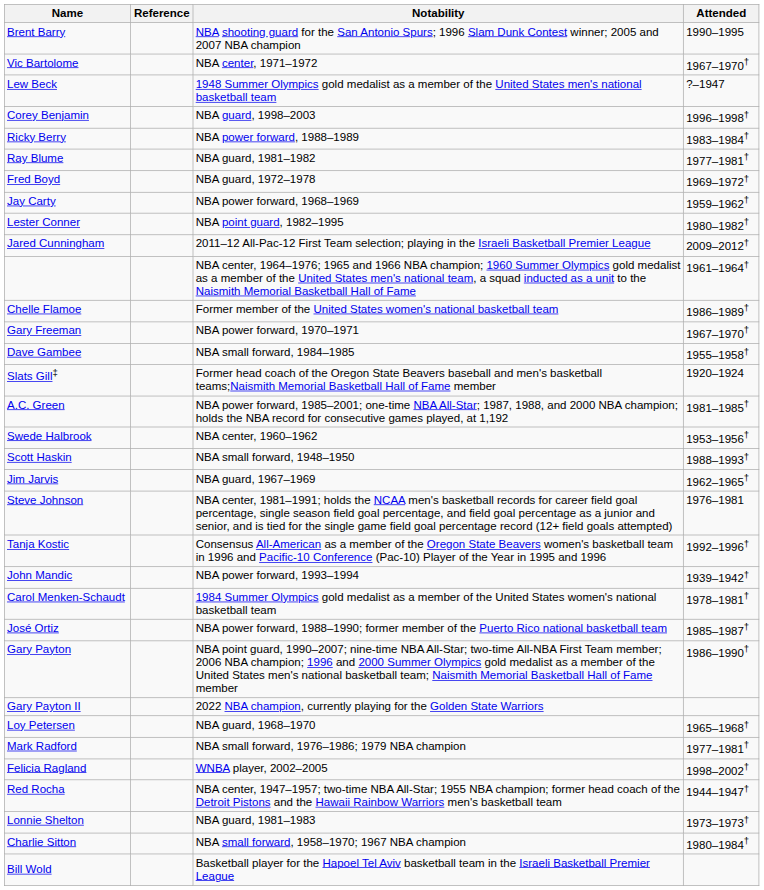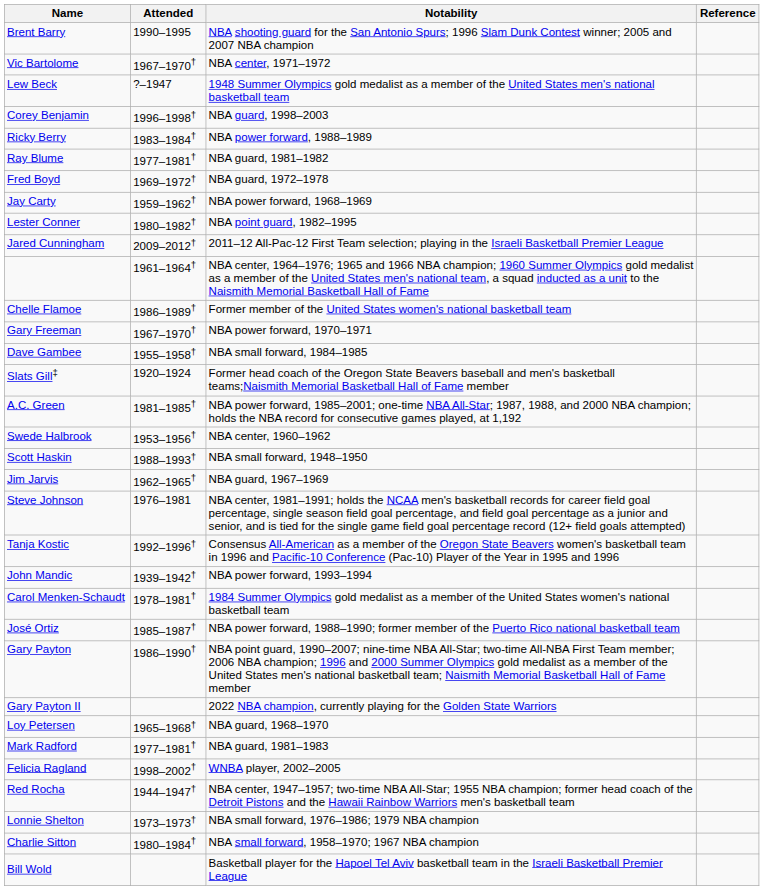columns swapped: (721, 13) <-> (162, 13)
(331, 746) NBA small forward, 1976–1986; 1979 NBA champion -> (269, 746) NBA guard, 1981–1983
(256, 820) NBA guard, 1981–1983 -> (344, 820) NBA small forward, 1976–1986; 1979 NBA champion
